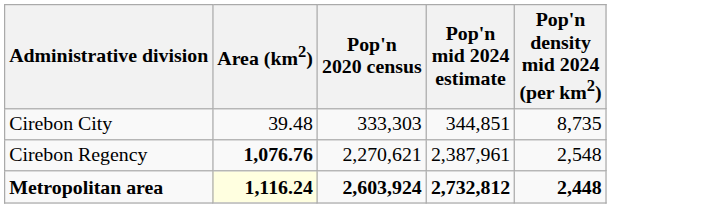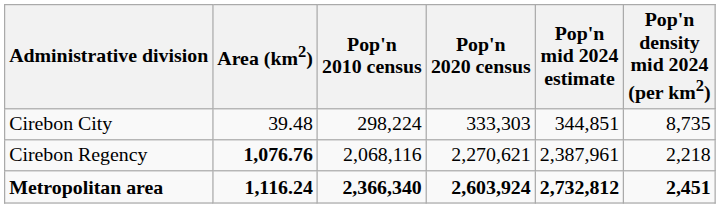+ column: (372, 56)
(579, 155) 2,548 -> (688, 155) 2,218
(279, 186) lightyellow background -> (279, 186) no background
(579, 186) 2,448 -> (688, 186) 2,451
